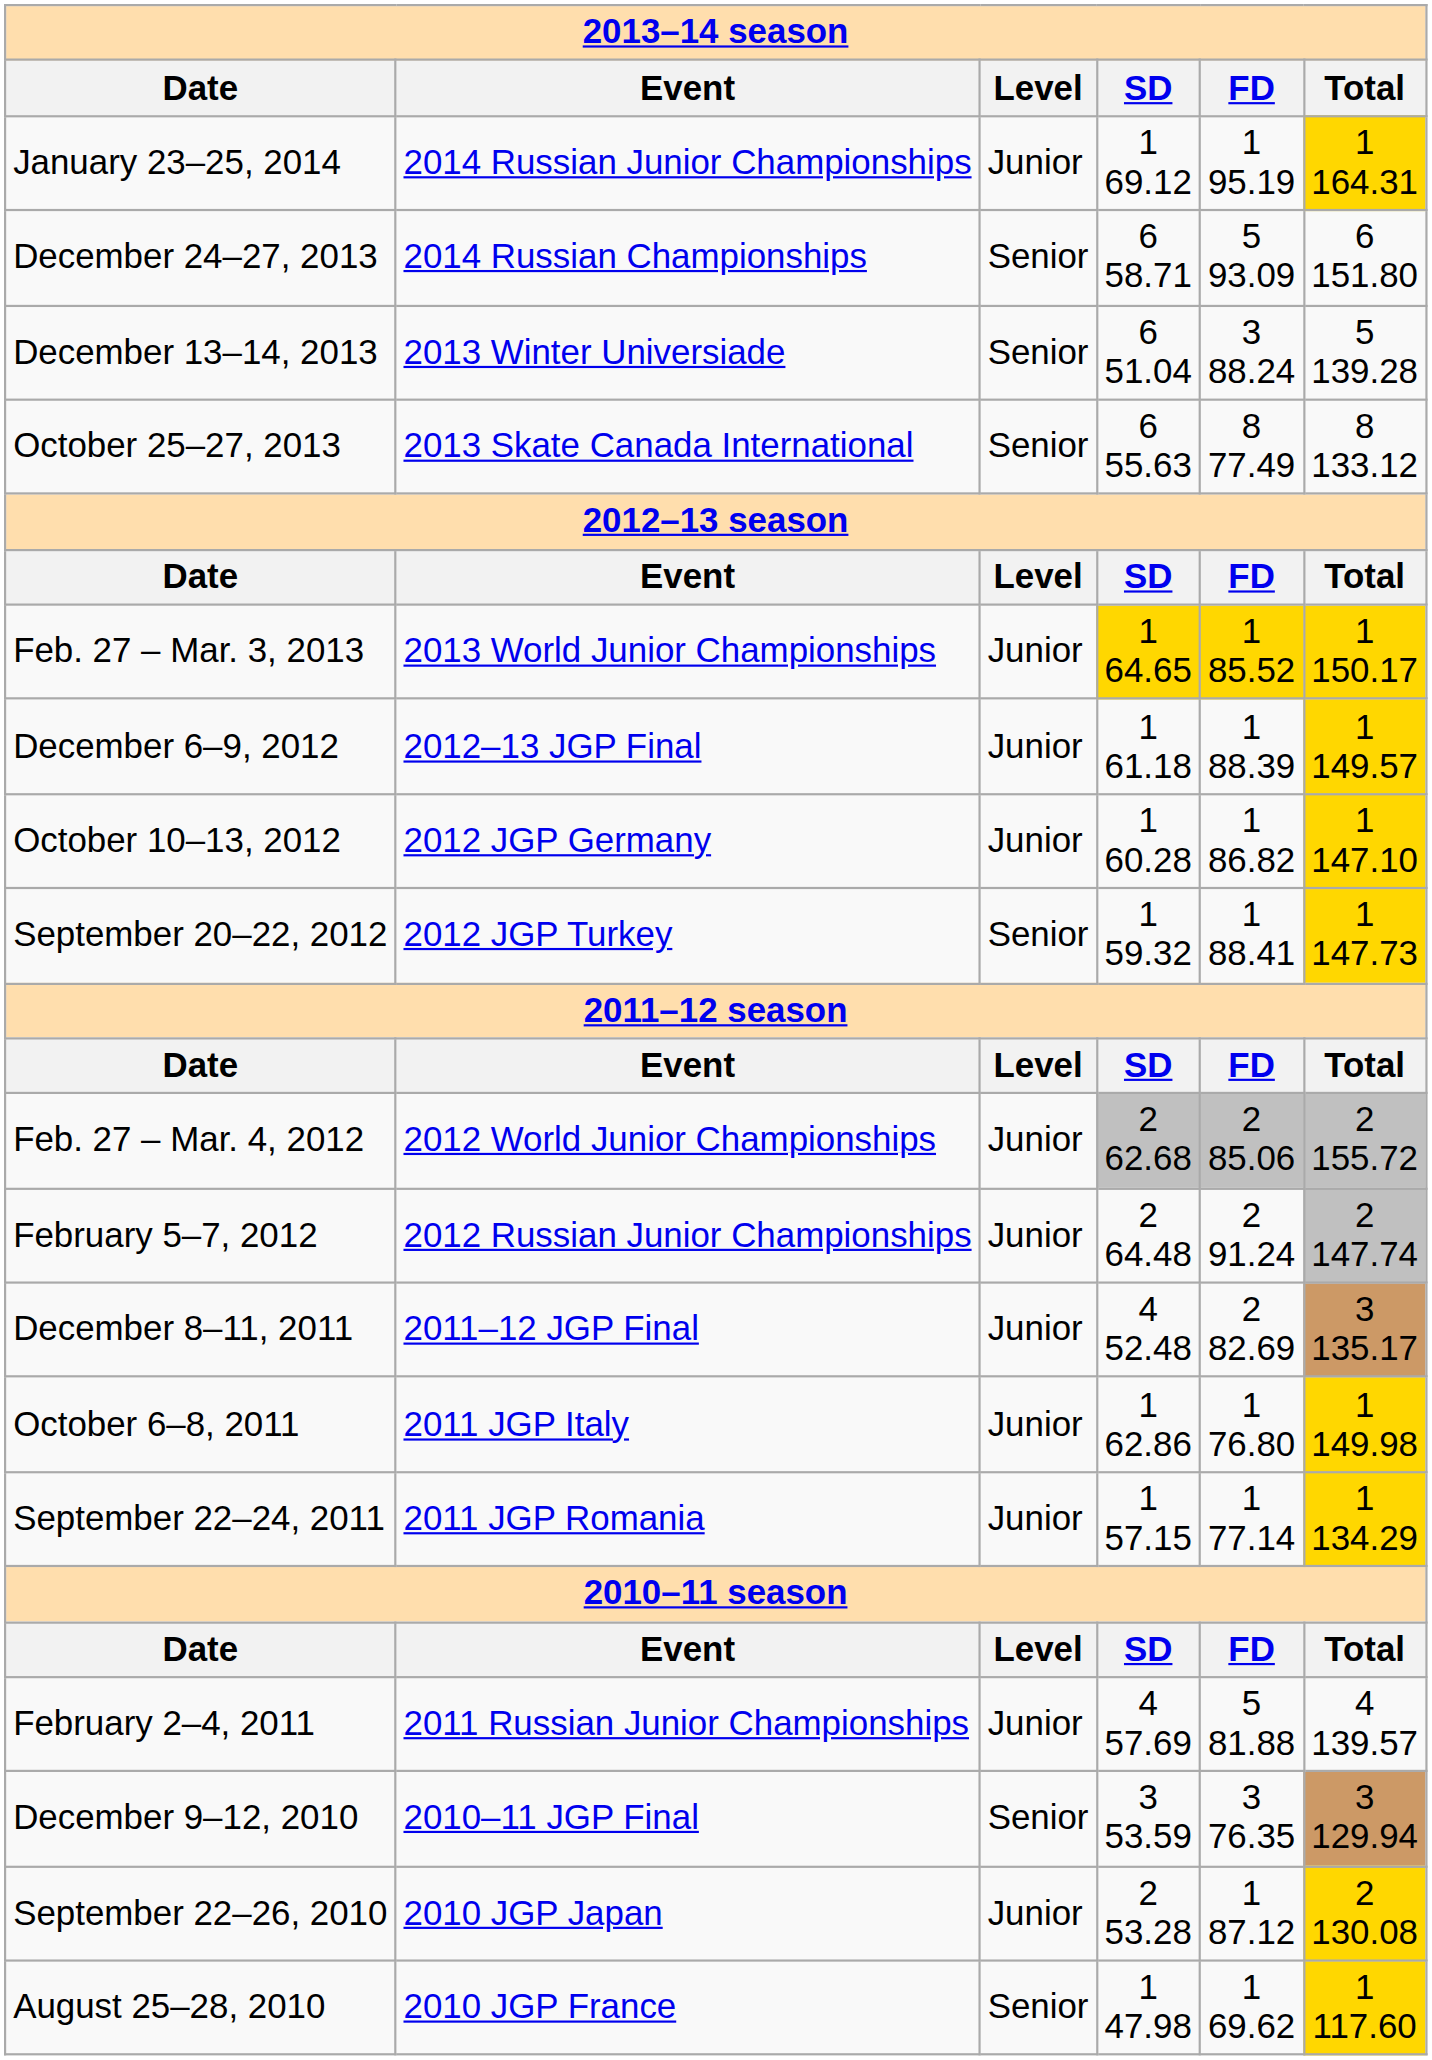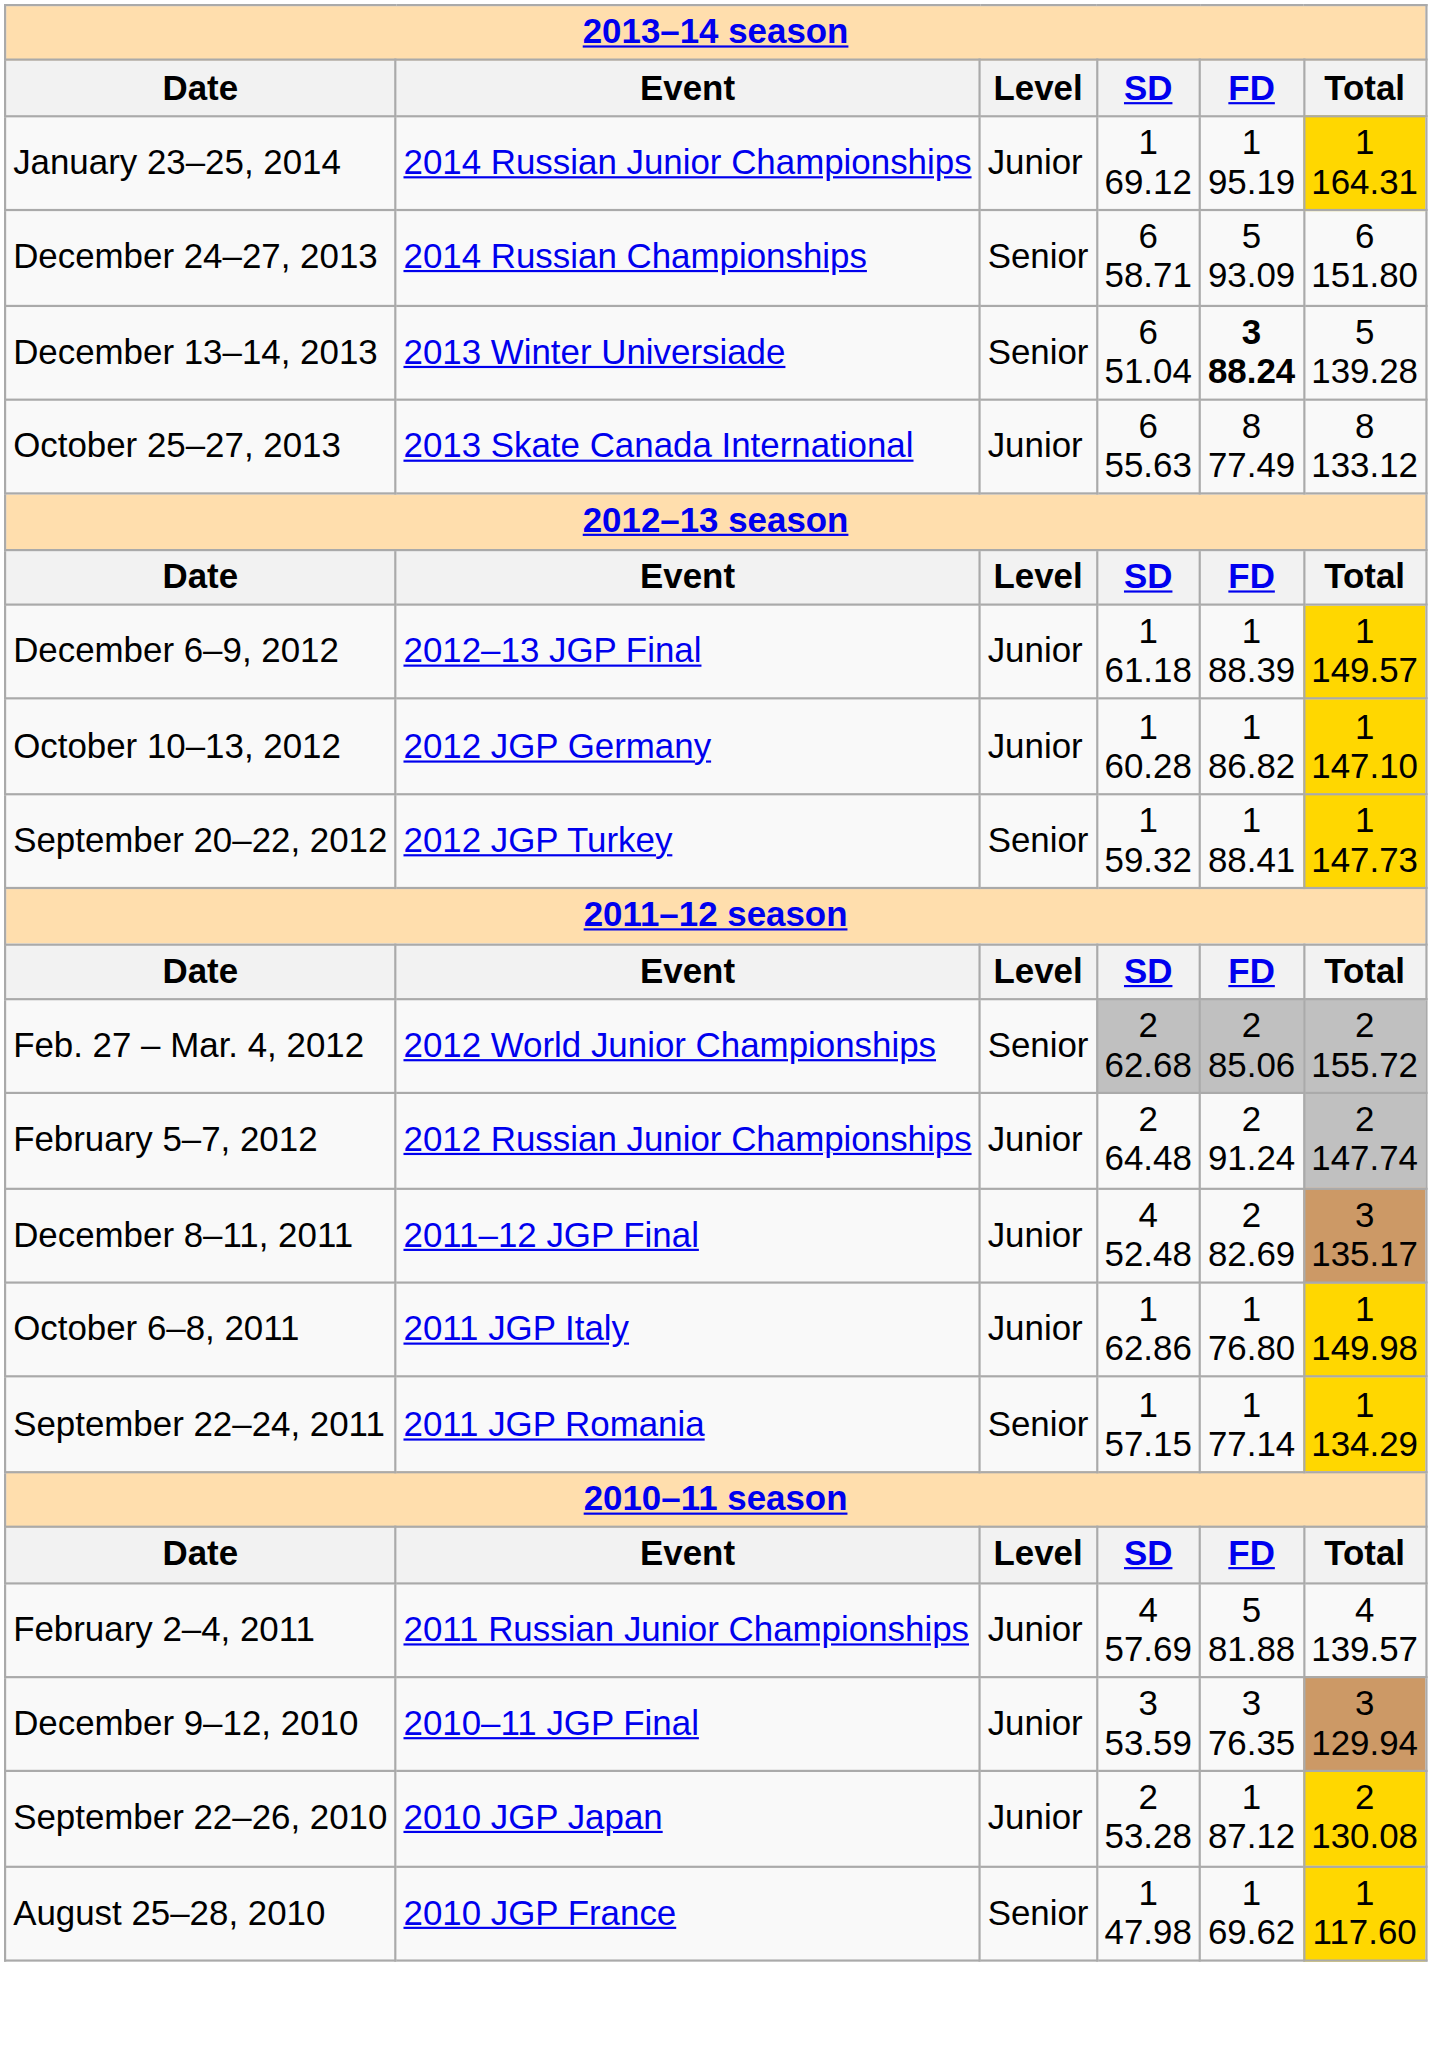(1252, 351) normal -> (1252, 351) bold
(1038, 446) Senior -> (1035, 446) Junior
- row: (189, 651)
(1035, 1140) Junior -> (1038, 1045) Senior
(1035, 1518) Junior -> (1038, 1423) Senior
(1038, 1818) Senior -> (1035, 1723) Junior
